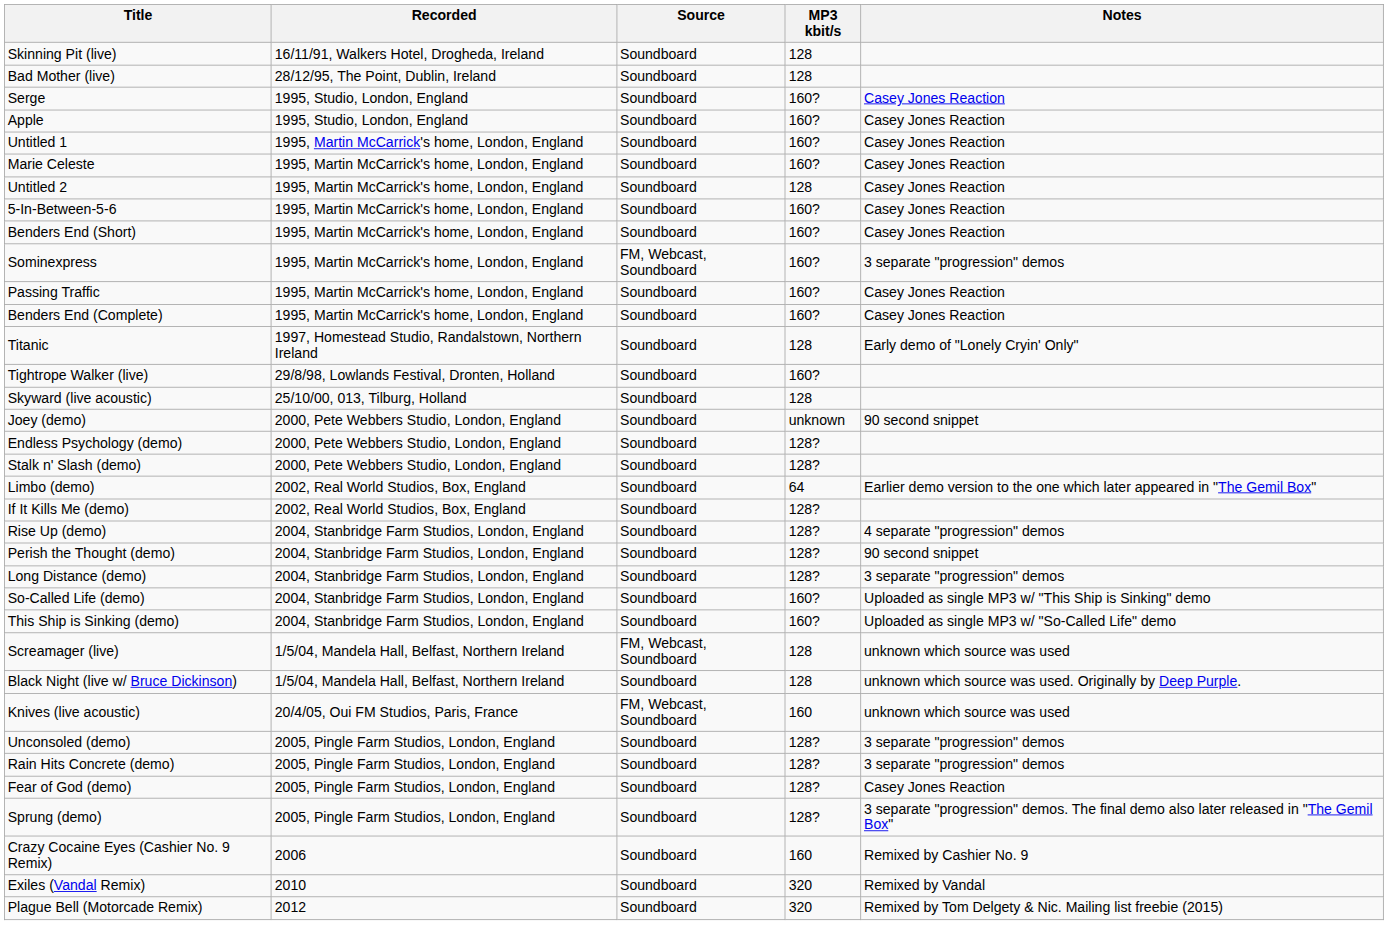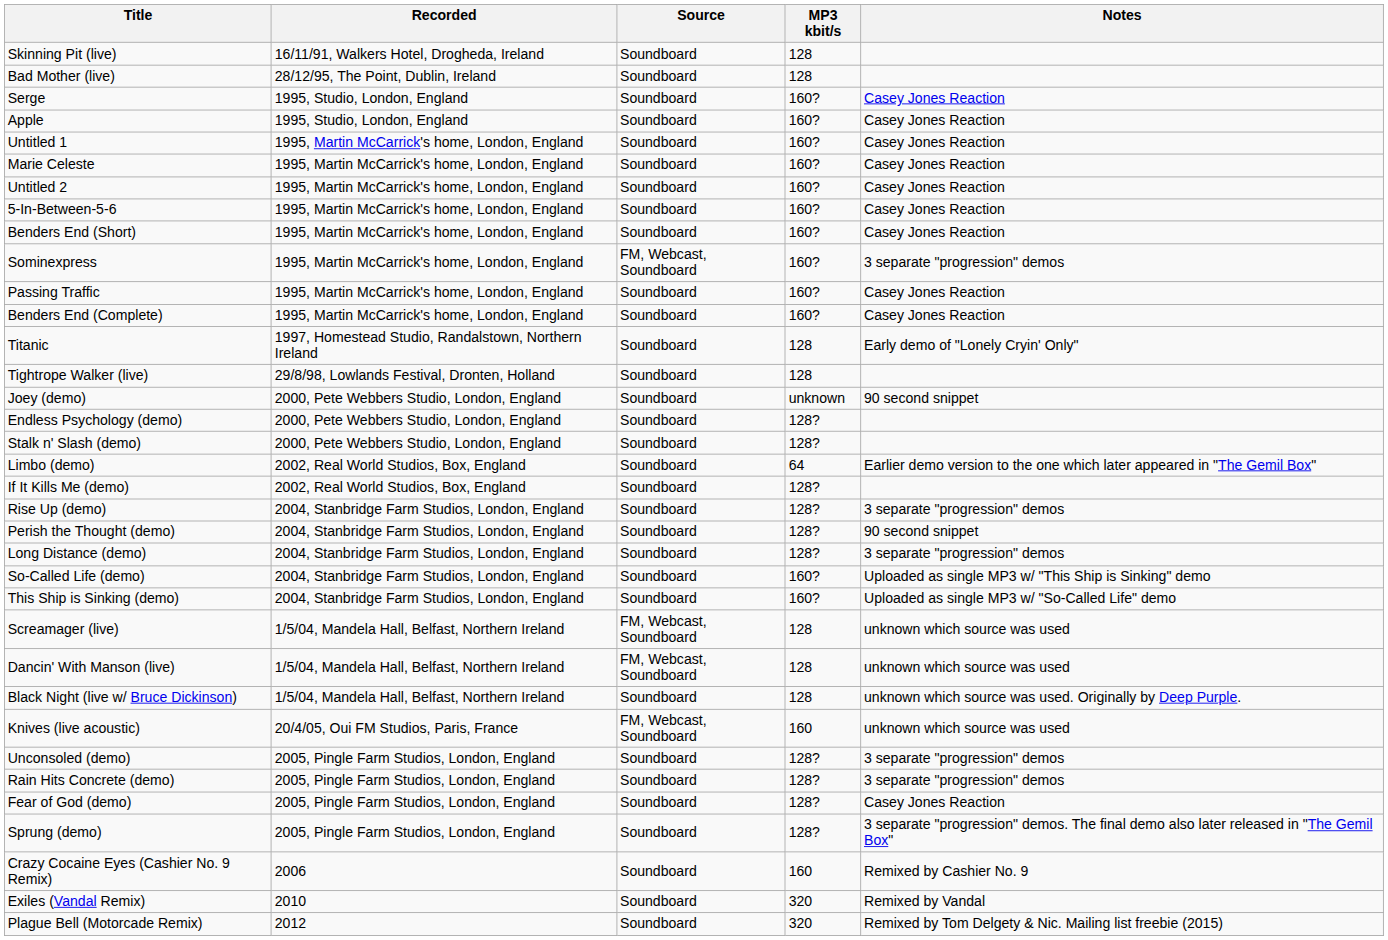(800, 187) 128 -> (804, 187) 160?
(804, 375) 160? -> (800, 375) 128
- row: (80, 398)
(964, 532) 4 separate "progression" demos -> (964, 509) 3 separate "progression" demos
+ row: (91, 667)
